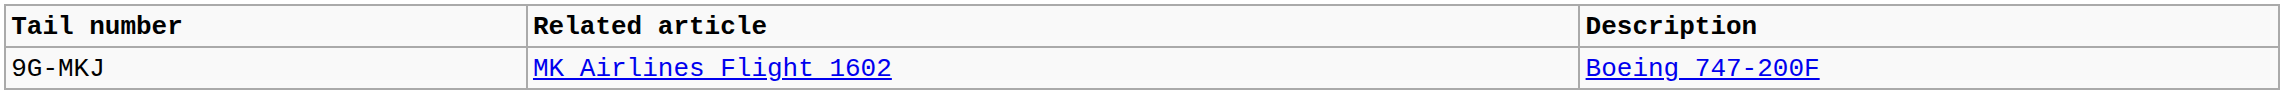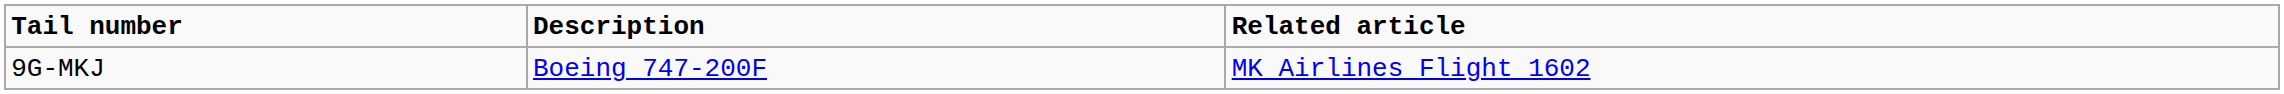columns swapped: (1671, 26) <-> (650, 26)
